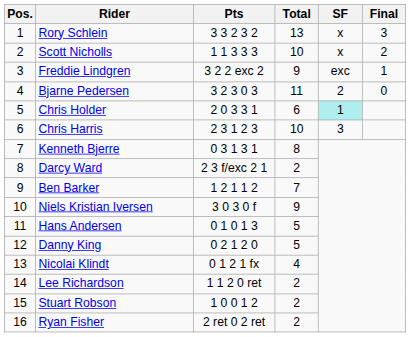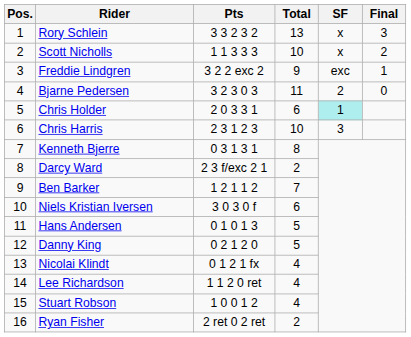(297, 206) 9 -> (297, 206) 6
(297, 284) 2 -> (297, 284) 4
(297, 303) 2 -> (297, 303) 4
